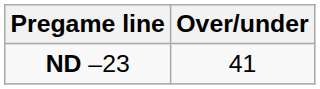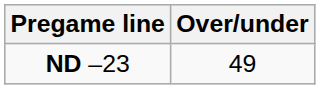(242, 63) 41 -> (242, 63) 49
